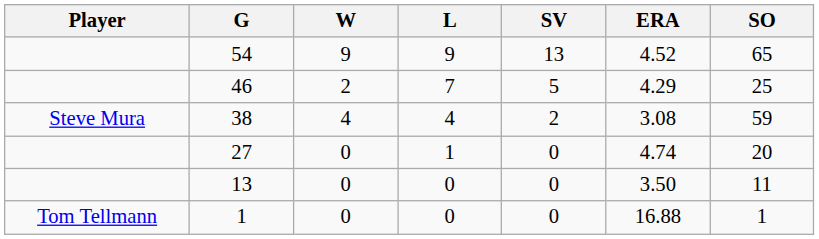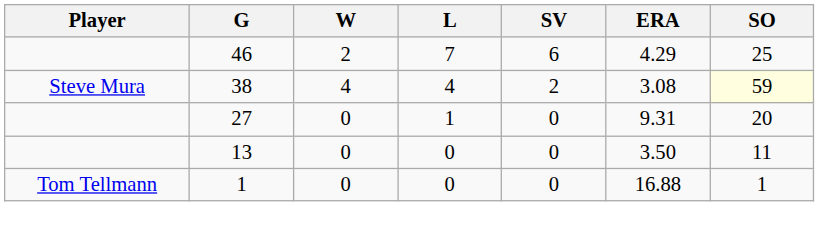- row: (242, 53)
(554, 86) 5 -> (554, 53) 6
(762, 119) no background -> (762, 86) lightyellow background
(658, 151) 4.74 -> (658, 119) 9.31
